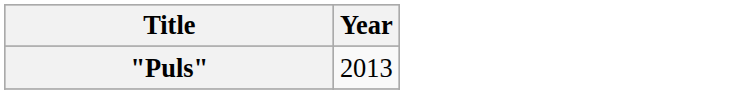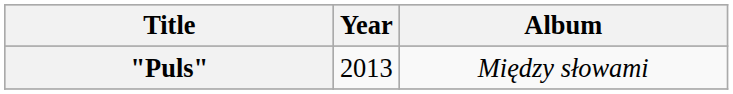+ column: (563, 25)
